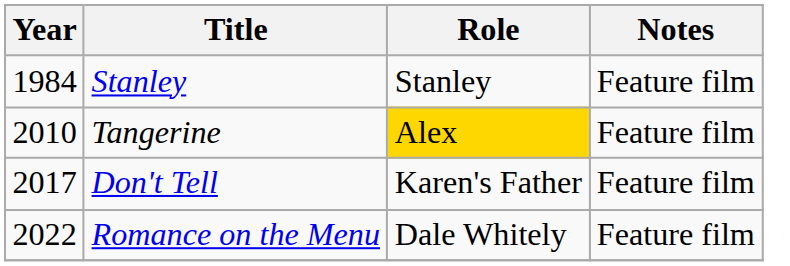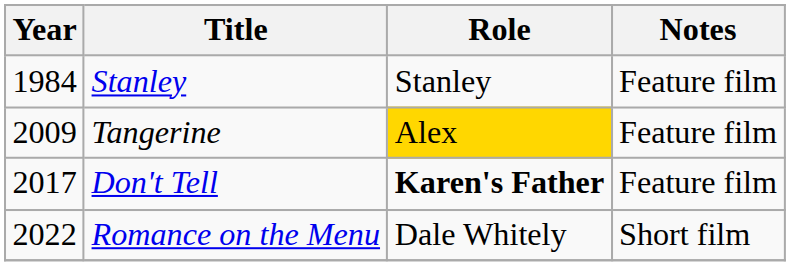(45, 132) 2010 -> (45, 132) 2009
(488, 183) normal -> (500, 183) bold
(676, 234) Feature film -> (685, 234) Short film
